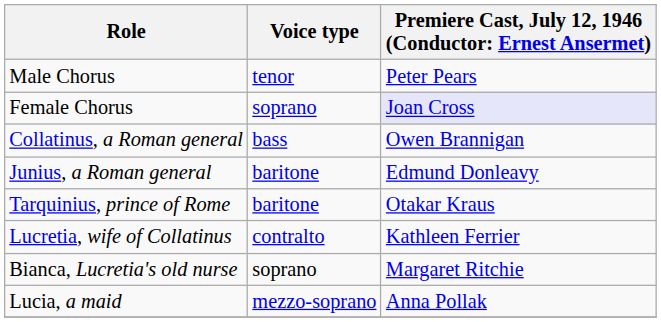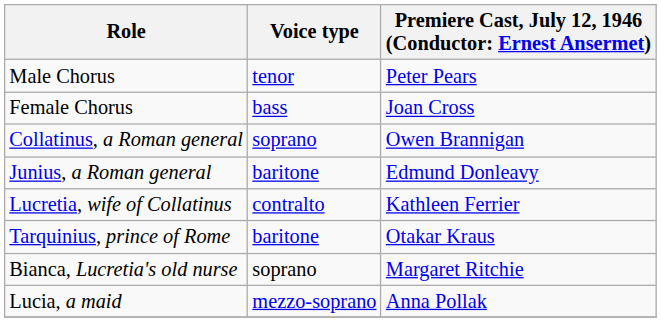(285, 107) soprano -> (270, 107) bass
(430, 107) lavender background -> (430, 107) no background
(270, 140) bass -> (285, 140) soprano
rows swapped: (120, 204) <-> (121, 236)
